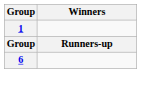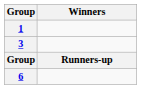+ row: (21, 44)
